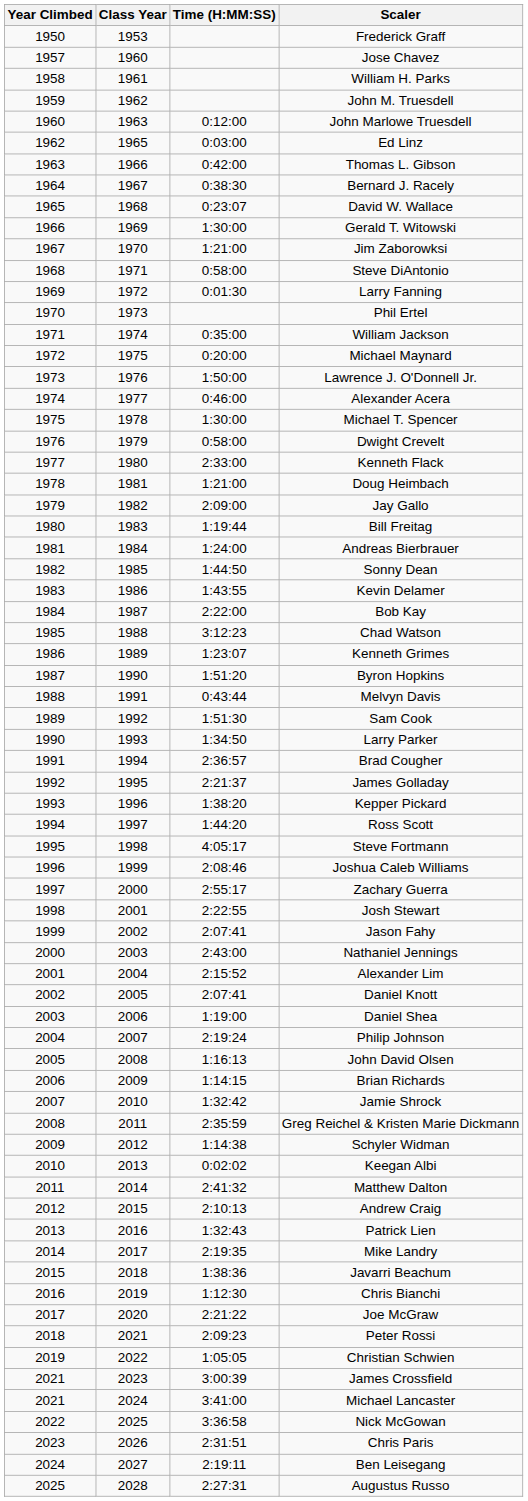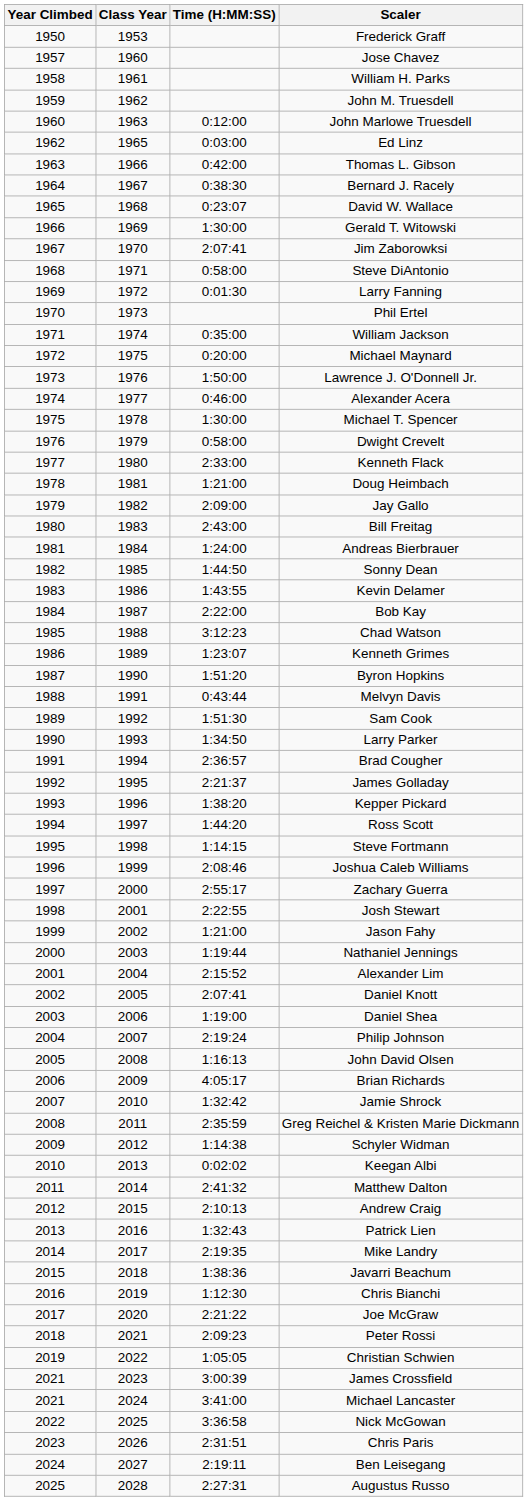(224, 249) 1:21:00 -> (224, 249) 2:07:41
(224, 526) 1:19:44 -> (224, 526) 2:43:00
(224, 846) 4:05:17 -> (224, 846) 1:14:15
(224, 931) 2:07:41 -> (224, 931) 1:21:00
(224, 953) 2:43:00 -> (224, 953) 1:19:44
(224, 1080) 1:14:15 -> (224, 1080) 4:05:17
